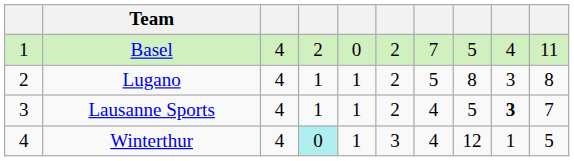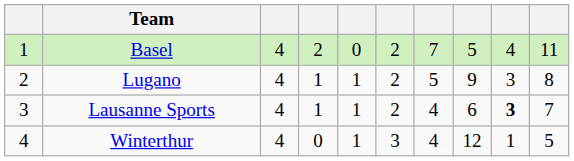(472, 79) 8 -> (472, 79) 9
(472, 110) 5 -> (472, 110) 6
(318, 140) paleturquoise background -> (318, 140) no background
